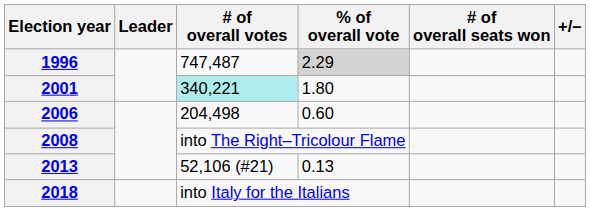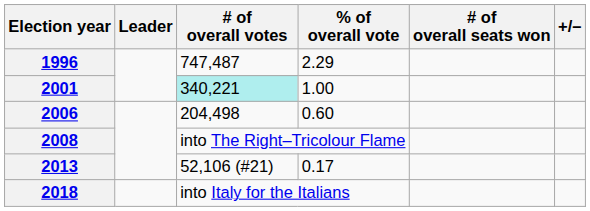(318, 62) lightgrey background -> (318, 62) no background
(318, 88) 1.80 -> (318, 88) 1.00
(318, 166) 0.13 -> (318, 166) 0.17
